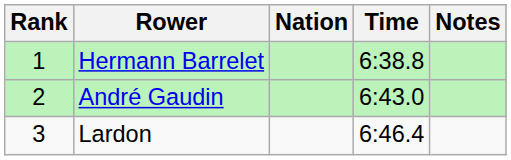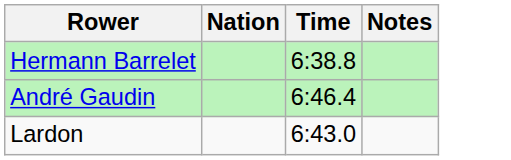- column: (39, 23)
(392, 97) 6:43.0 -> (323, 97) 6:46.4
(392, 135) 6:46.4 -> (323, 135) 6:43.0
